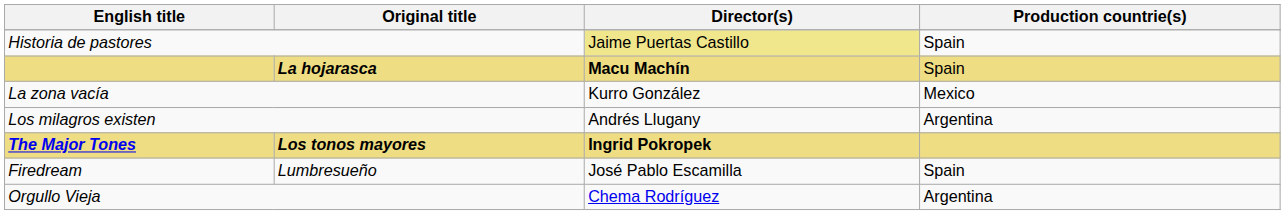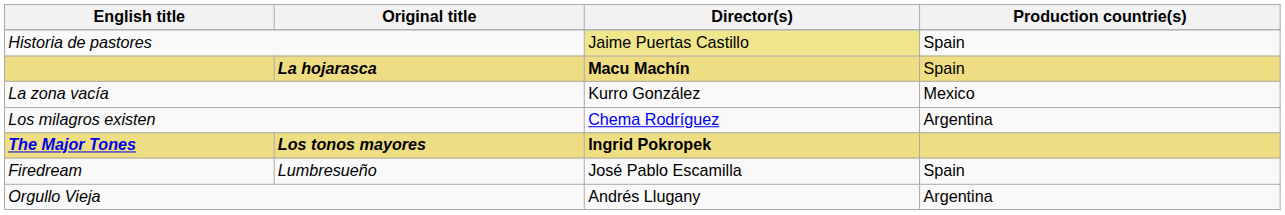(644, 119) Andrés Llugany -> (654, 119) Chema Rodríguez
(654, 196) Chema Rodríguez -> (644, 196) Andrés Llugany
